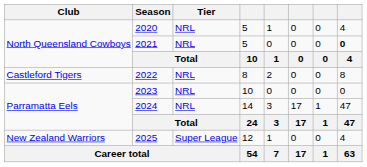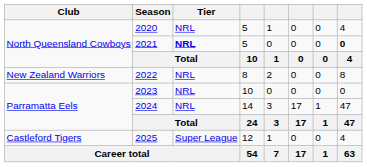(185, 43) normal -> (185, 43) bold
(44, 75) Castleford Tigers -> (56, 75) New Zealand Warriors
(56, 138) New Zealand Warriors -> (44, 138) Castleford Tigers
